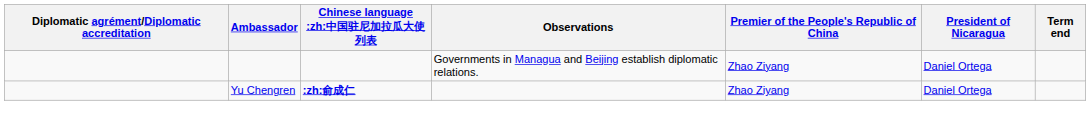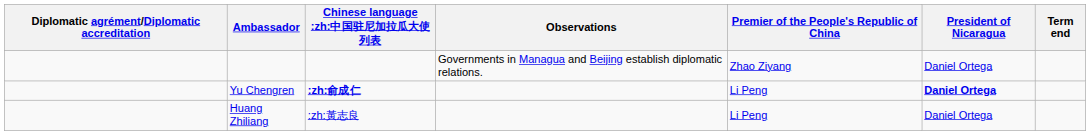(758, 90) Zhao Ziyang -> (749, 90) Li Peng
(958, 90) normal -> (960, 90) bold
+ row: (249, 115)
